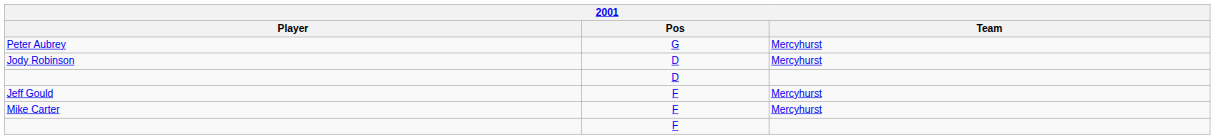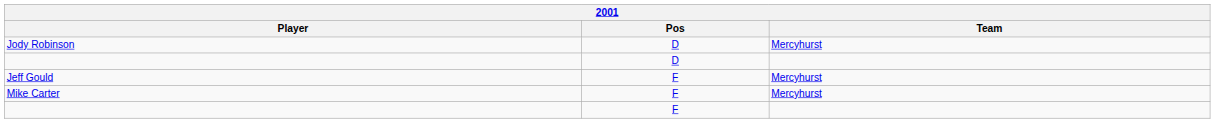- row: (36, 45)
